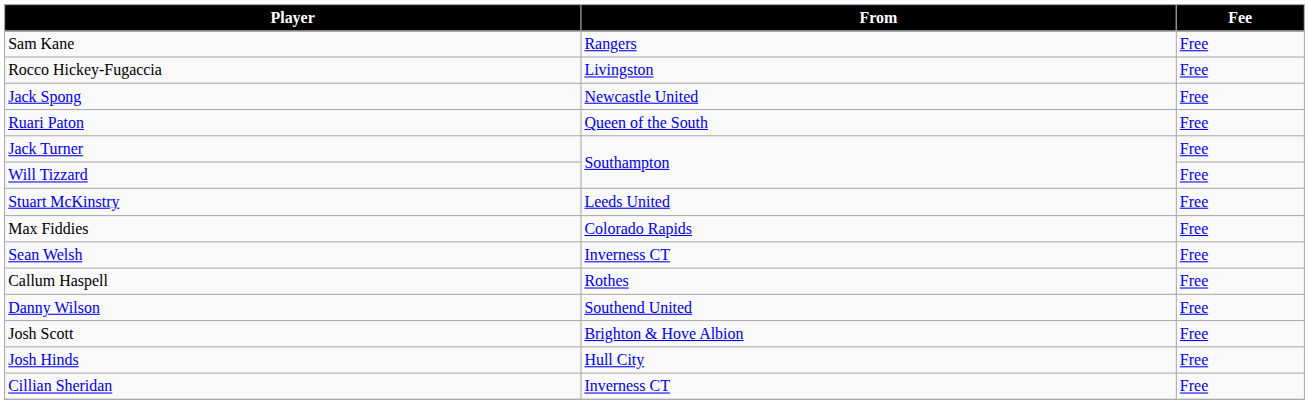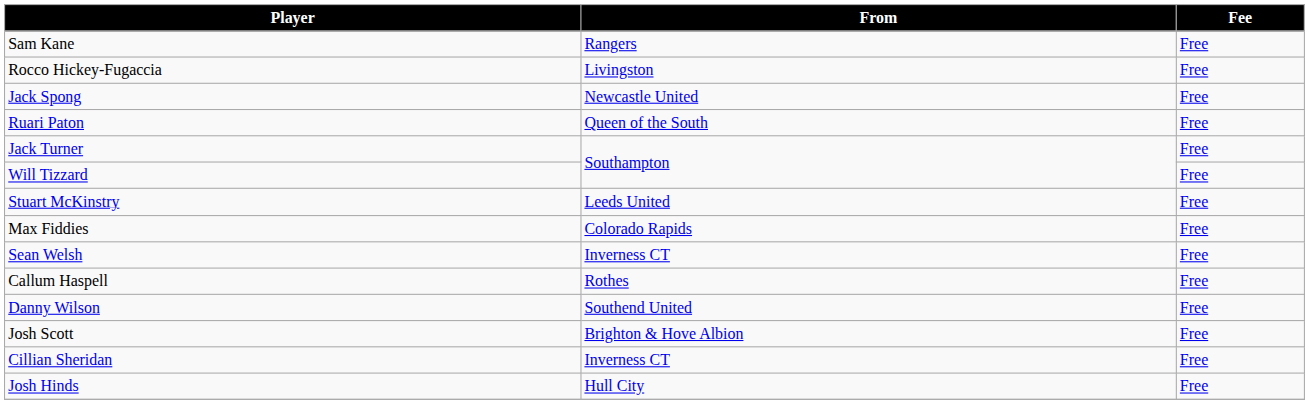rows swapped: (43, 359) <-> (60, 386)
